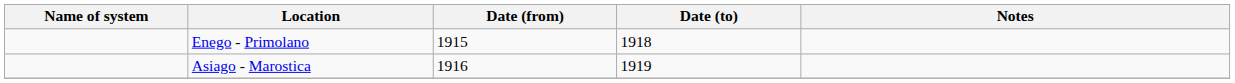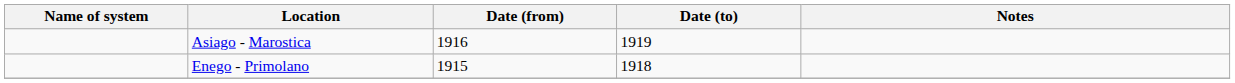rows swapped: (251, 66) <-> (250, 41)
